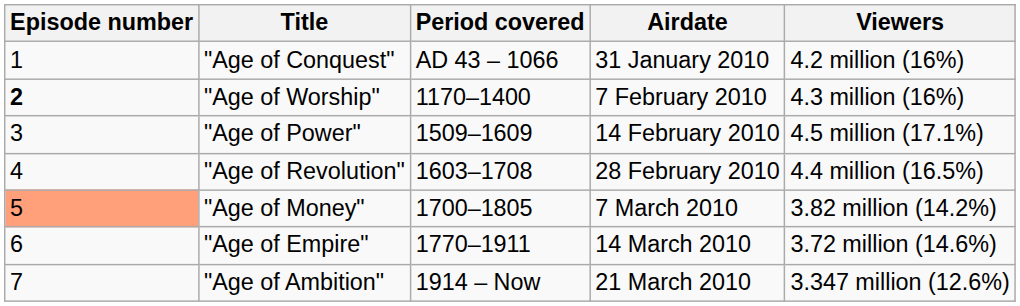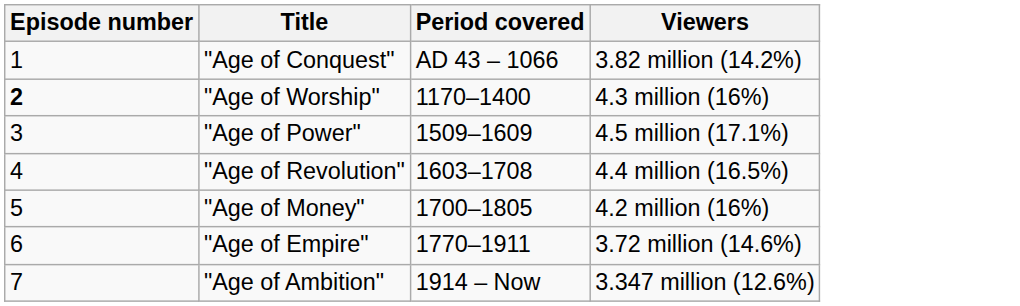- column: (687, 23)
(877, 60) 4.2 million (16%) -> (698, 60) 3.82 million (14.2%)
(17, 208) lightsalmon background -> (17, 208) no background
(894, 208) 3.82 million (14.2%) -> (682, 208) 4.2 million (16%)
